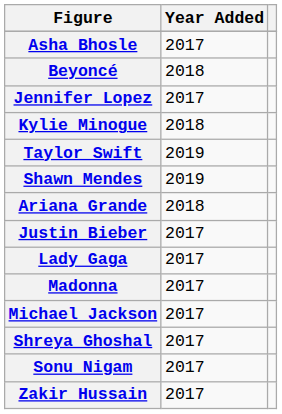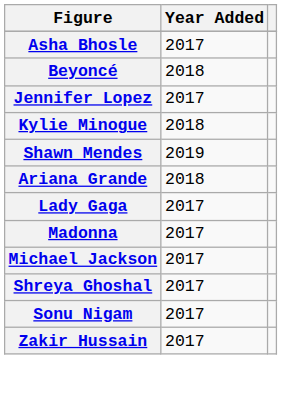- row: (83, 153)
- row: (83, 233)
